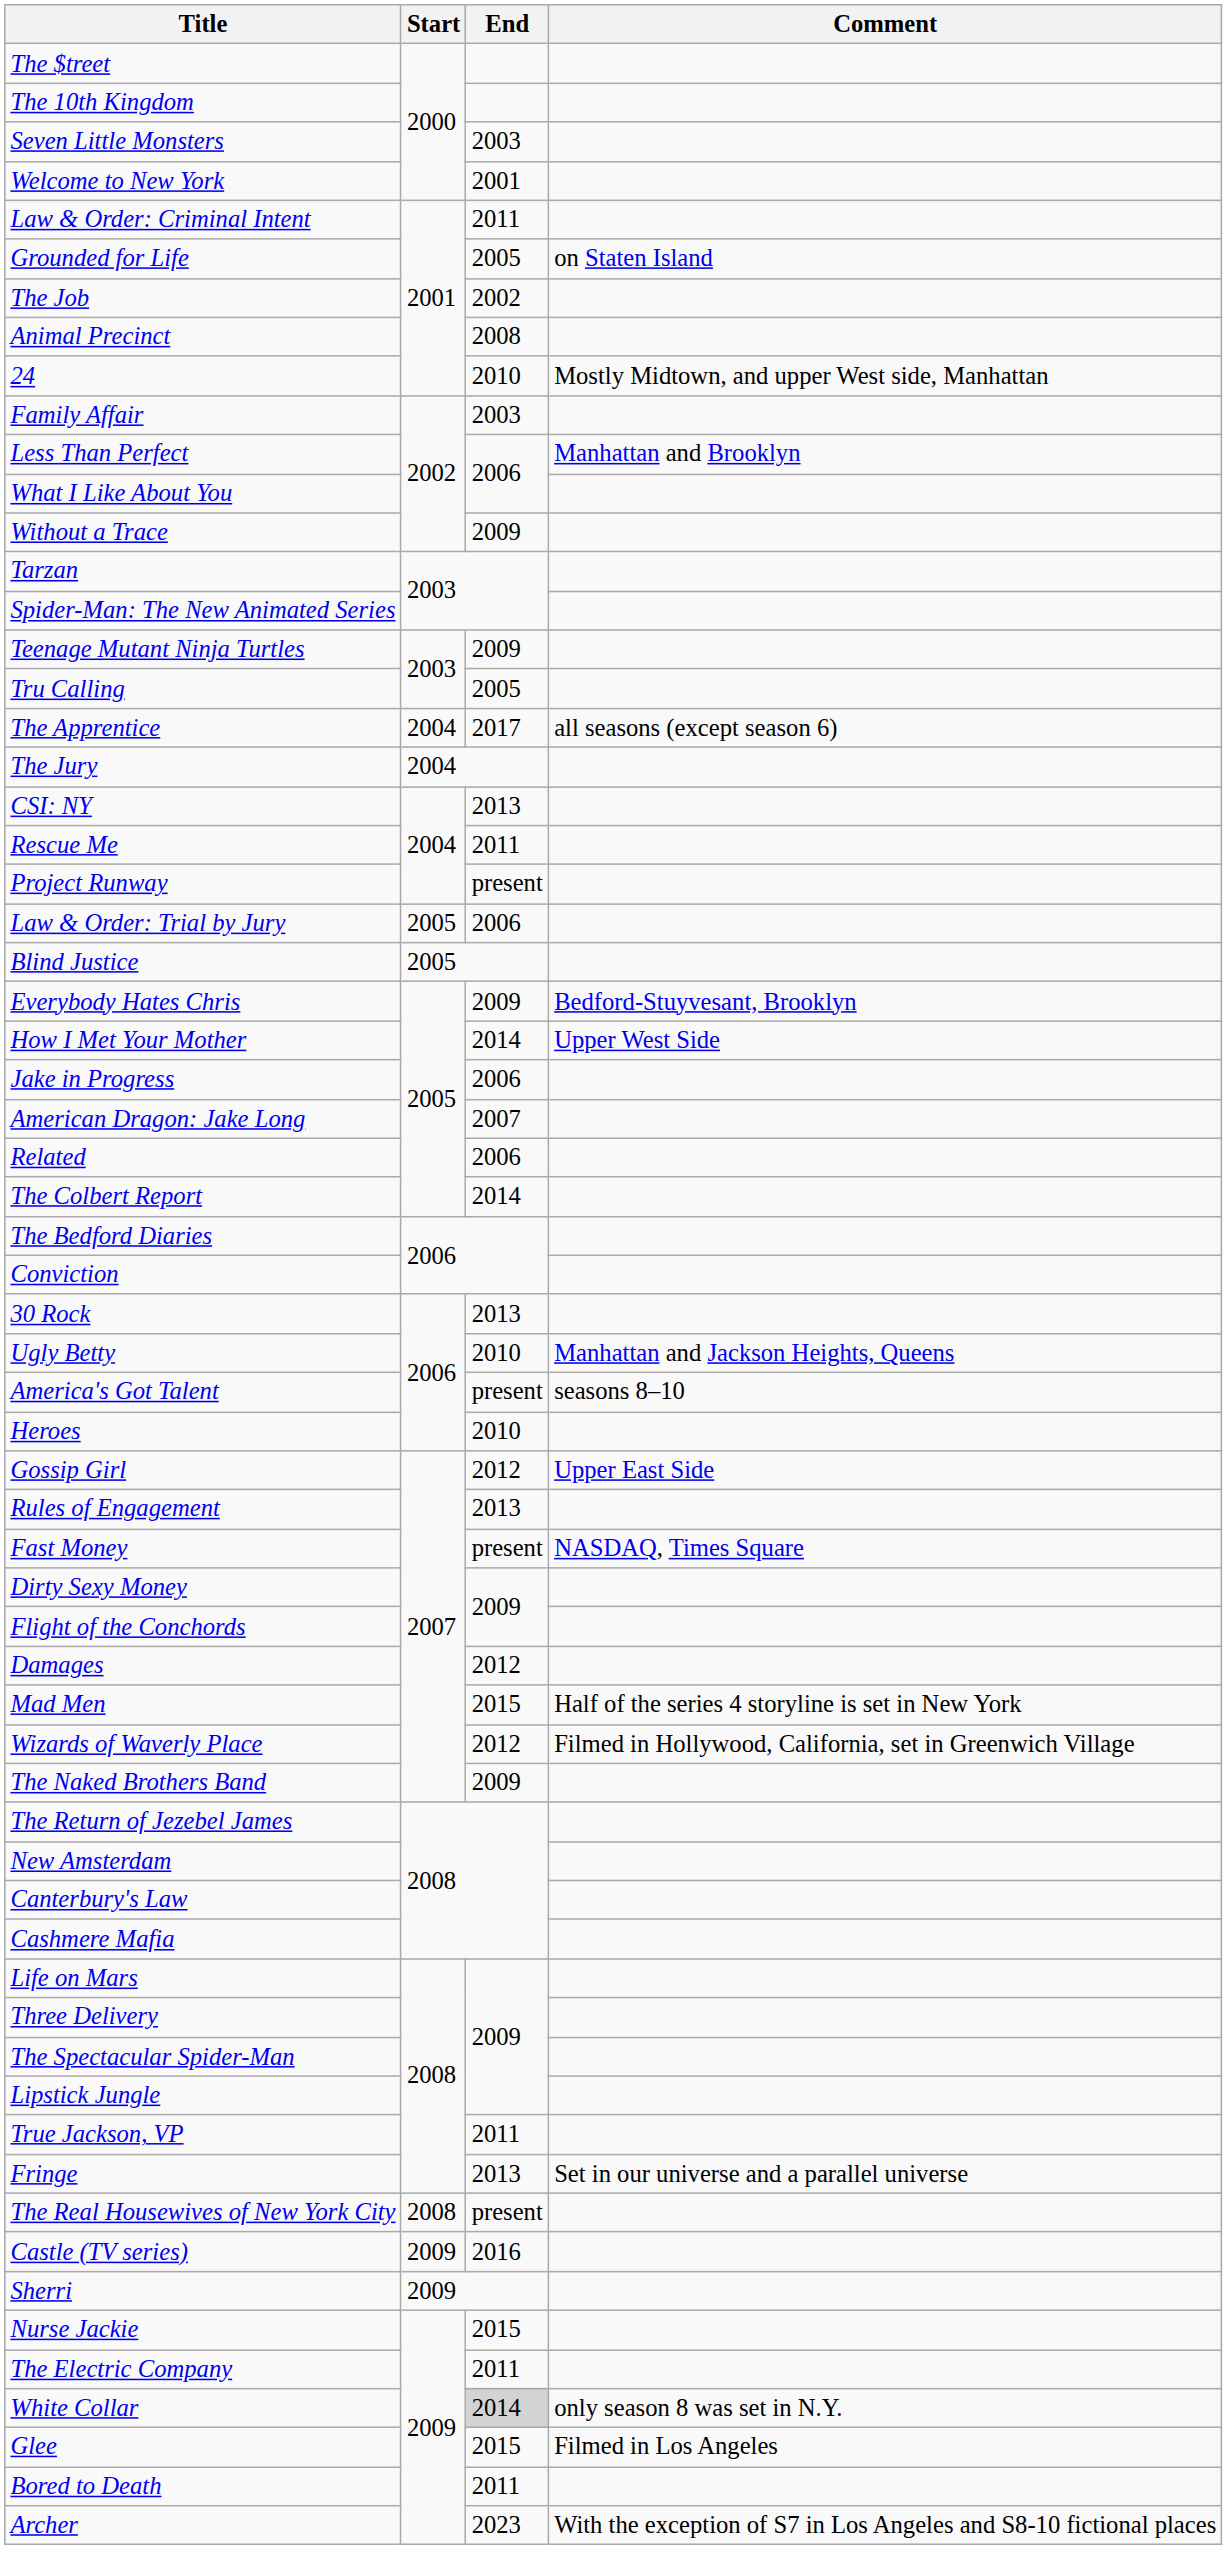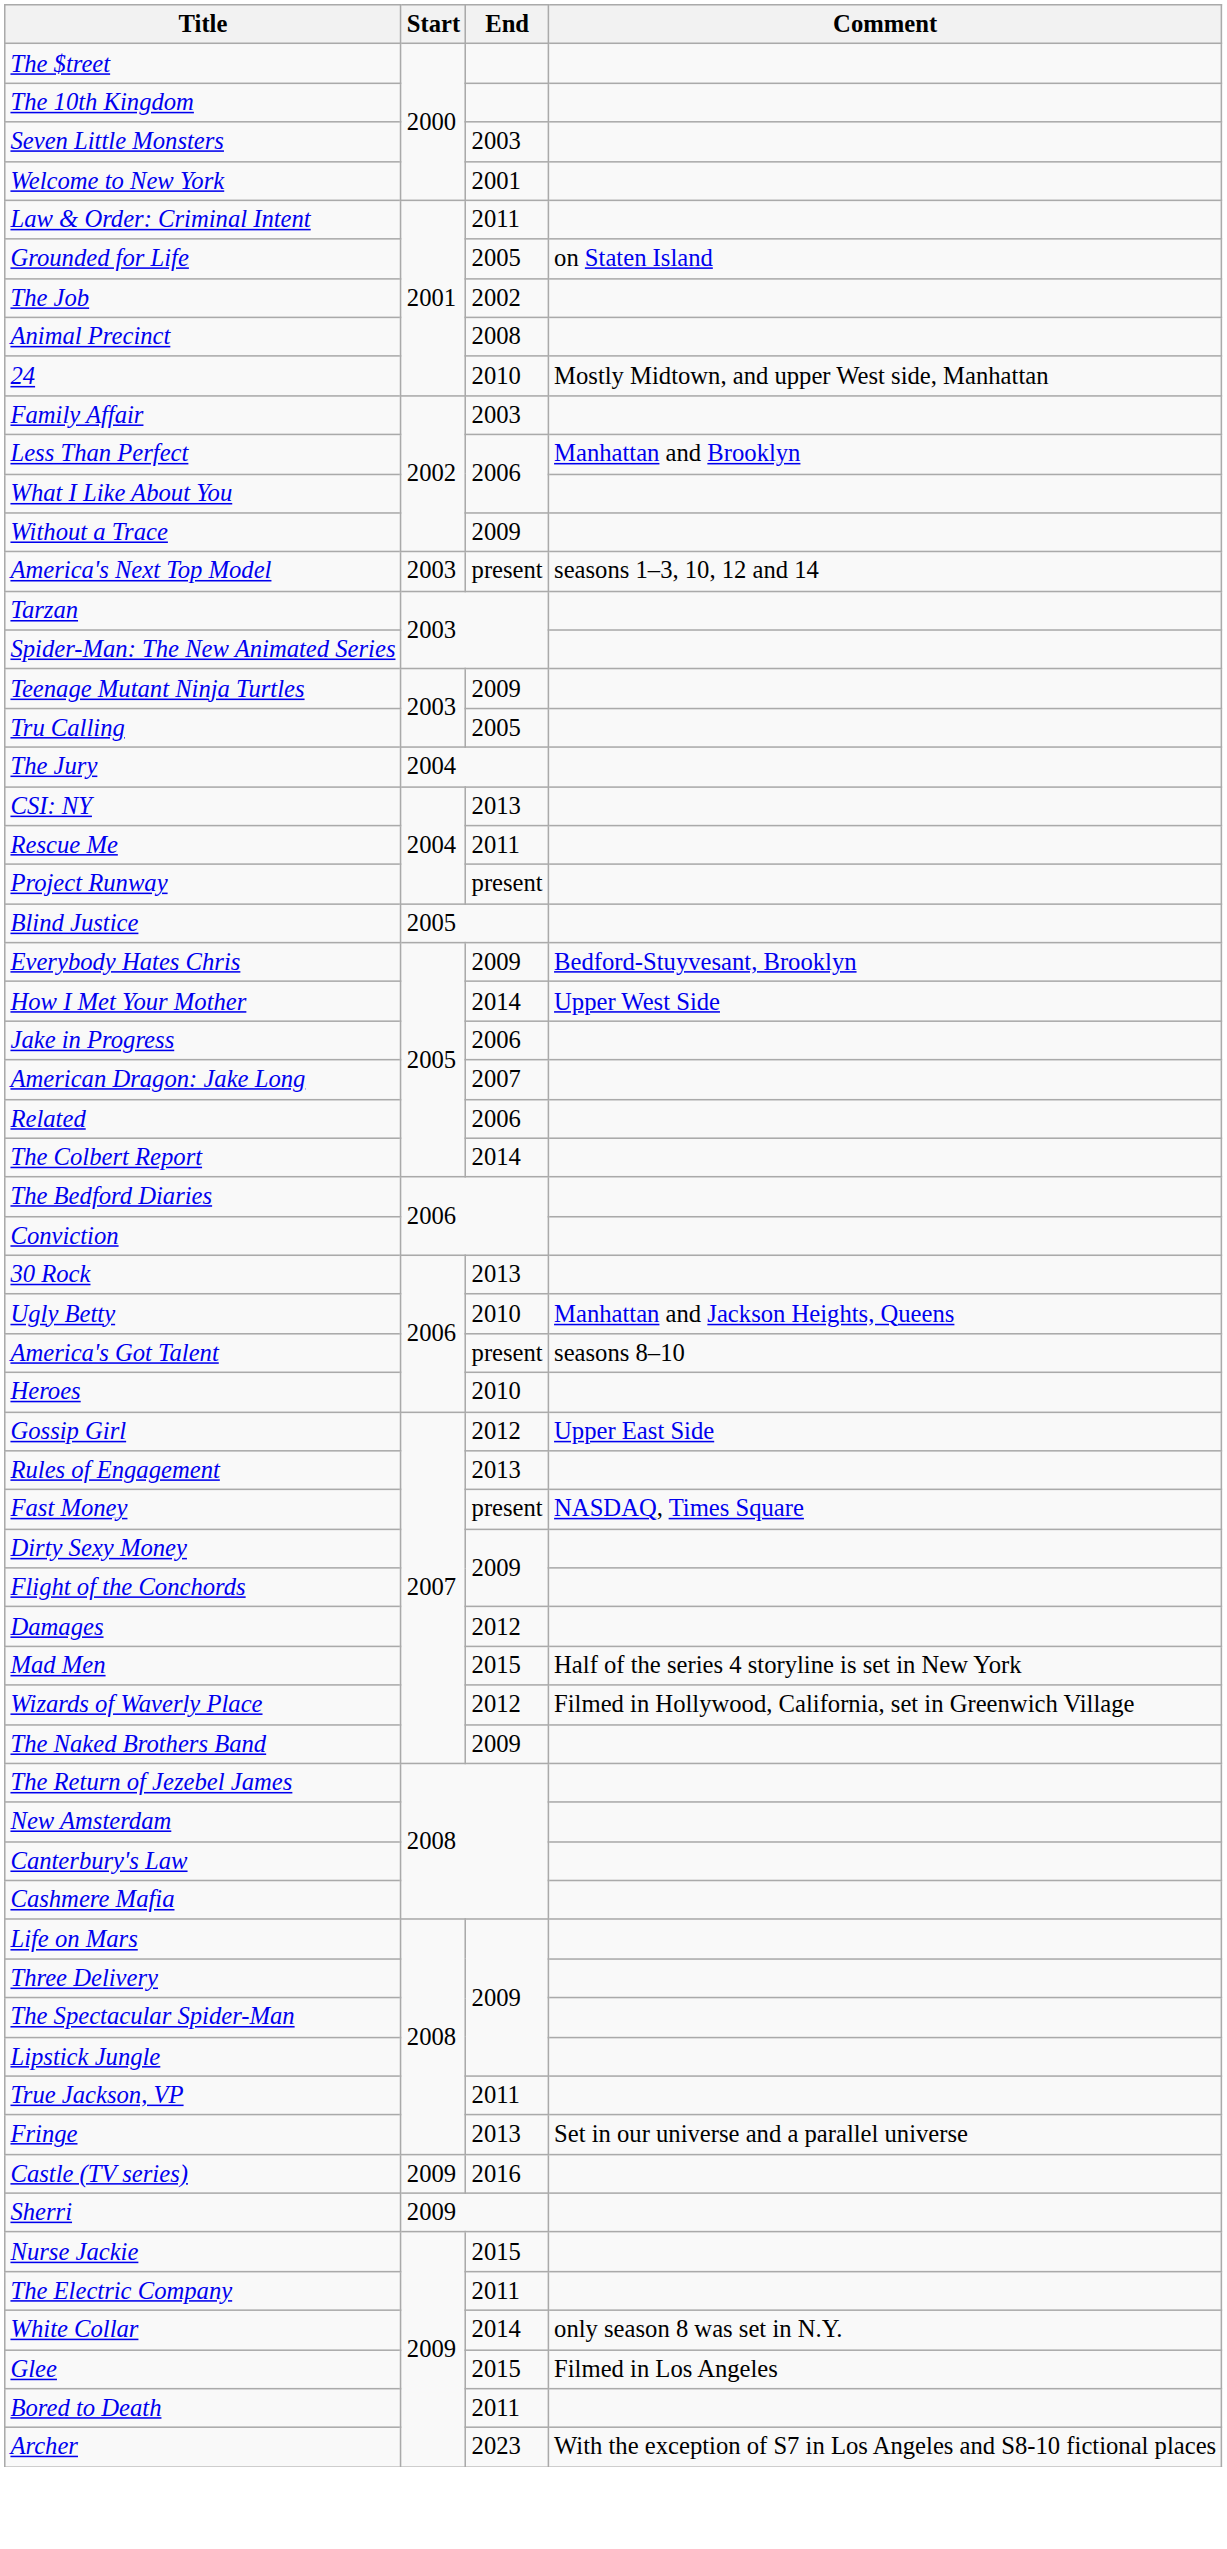+ row: (141, 571)
- row: (85, 727)
- row: (148, 922)
- row: (203, 2212)
(496, 2407) lightgrey background -> (496, 2329) no background
